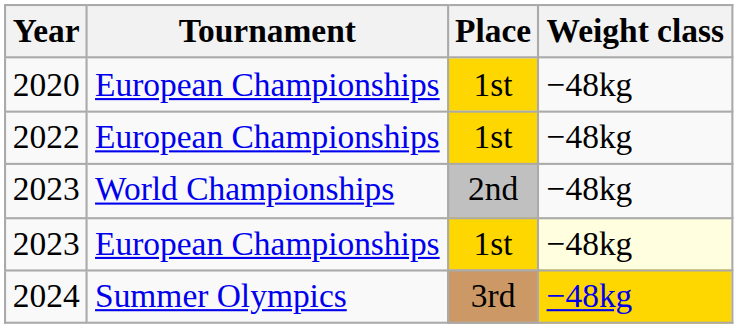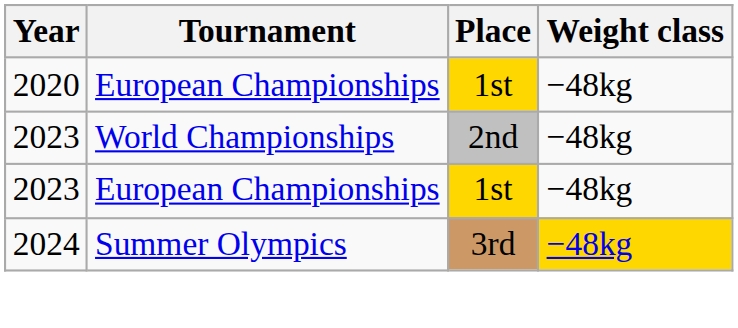- row: (46, 137)
(589, 243) lightyellow background -> (589, 190) no background
